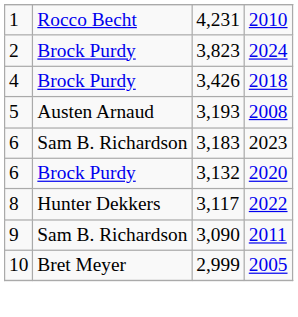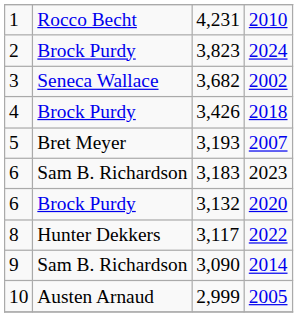+ row: (218, 81)
(96, 111) Austen Arnaud -> (82, 142) Bret Meyer
(268, 111) 2008 -> (268, 142) 2007
(268, 234) 2011 -> (268, 265) 2014
(82, 265) Bret Meyer -> (96, 296) Austen Arnaud
